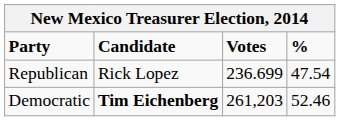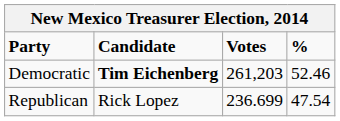rows swapped: (49, 101) <-> (48, 73)
